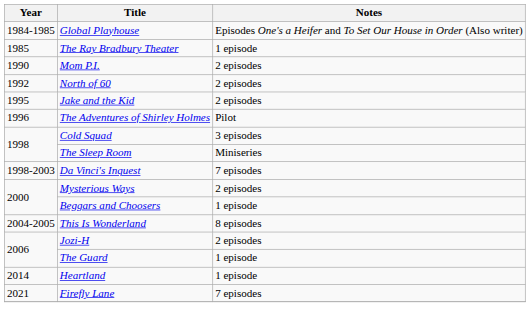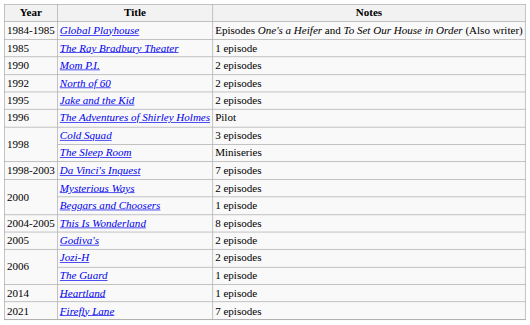+ row: (79, 240)
